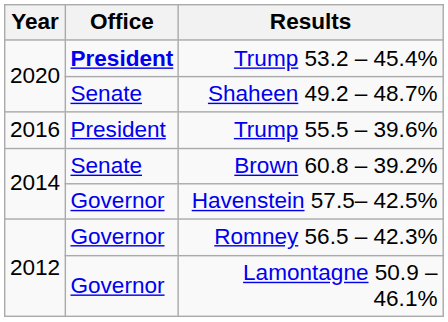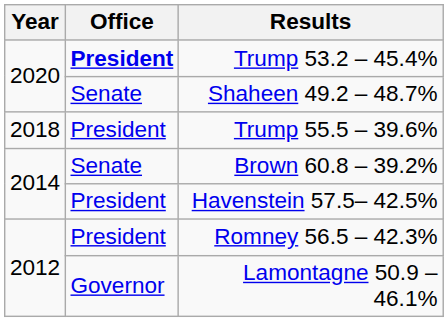(35, 129) 2016 -> (35, 129) 2018
(118, 201) Governor -> (118, 201) President
(118, 237) Governor -> (118, 237) President
